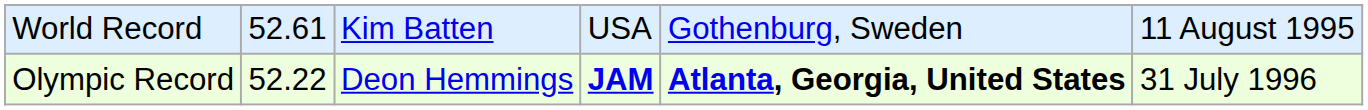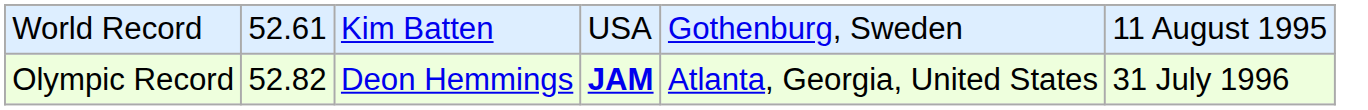(288, 78) 52.22 -> (288, 78) 52.82
(897, 78) bold -> (883, 78) normal
